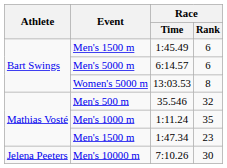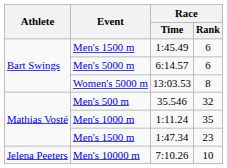(208, 155) 30 -> (208, 155) 10
